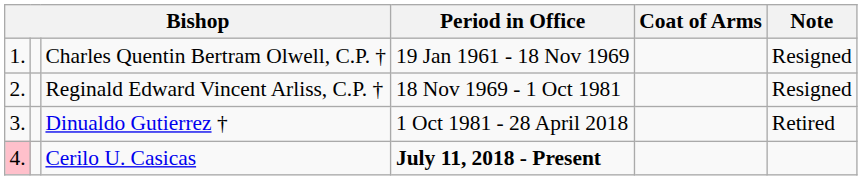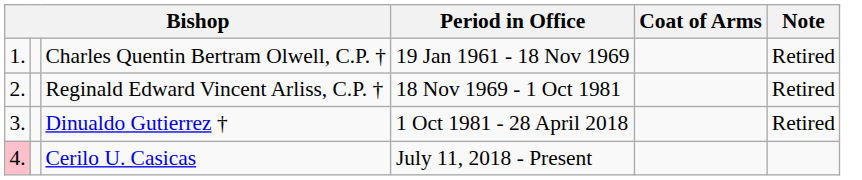(812, 55) Resigned -> (803, 55) Retired
(812, 89) Resigned -> (803, 89) Retired
(498, 157) bold -> (494, 157) normal
